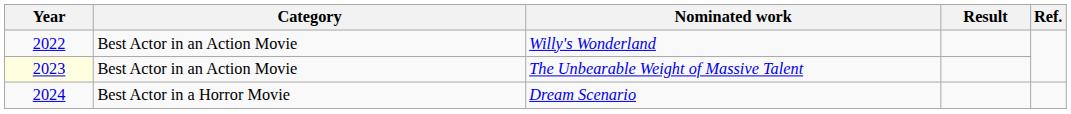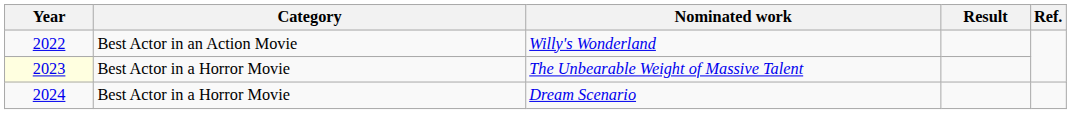(197, 69) Best Actor in an Action Movie -> (194, 69) Best Actor in a Horror Movie
